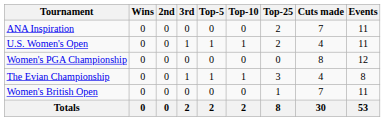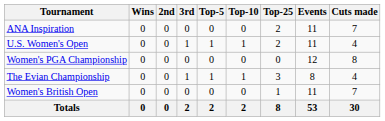columns swapped: (363, 12) <-> (321, 12)
